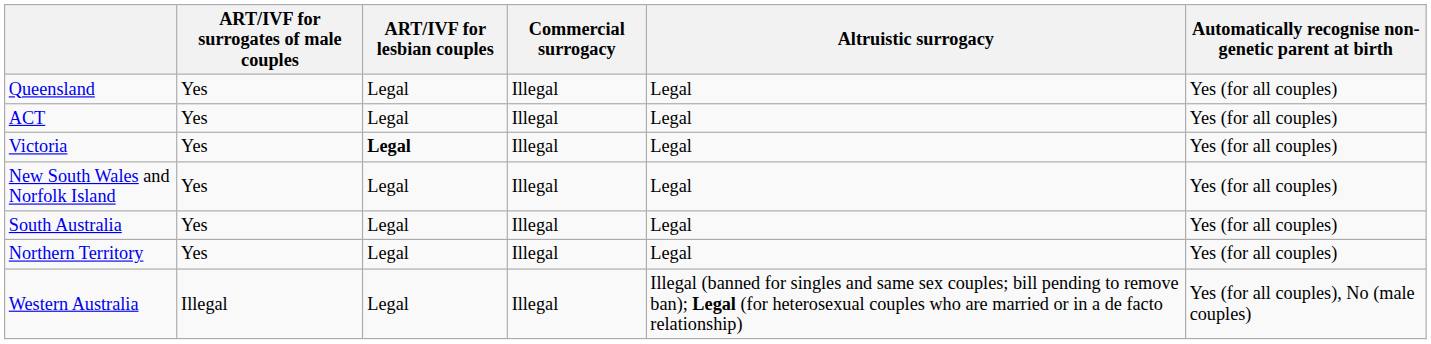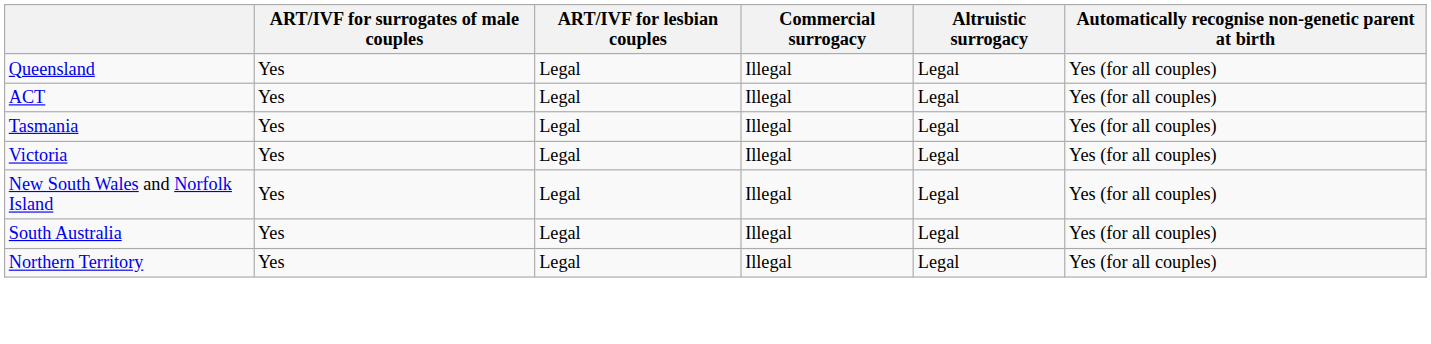+ row: (44, 126)
(389, 146) bold -> (560, 155) normal
- row: (74, 303)
